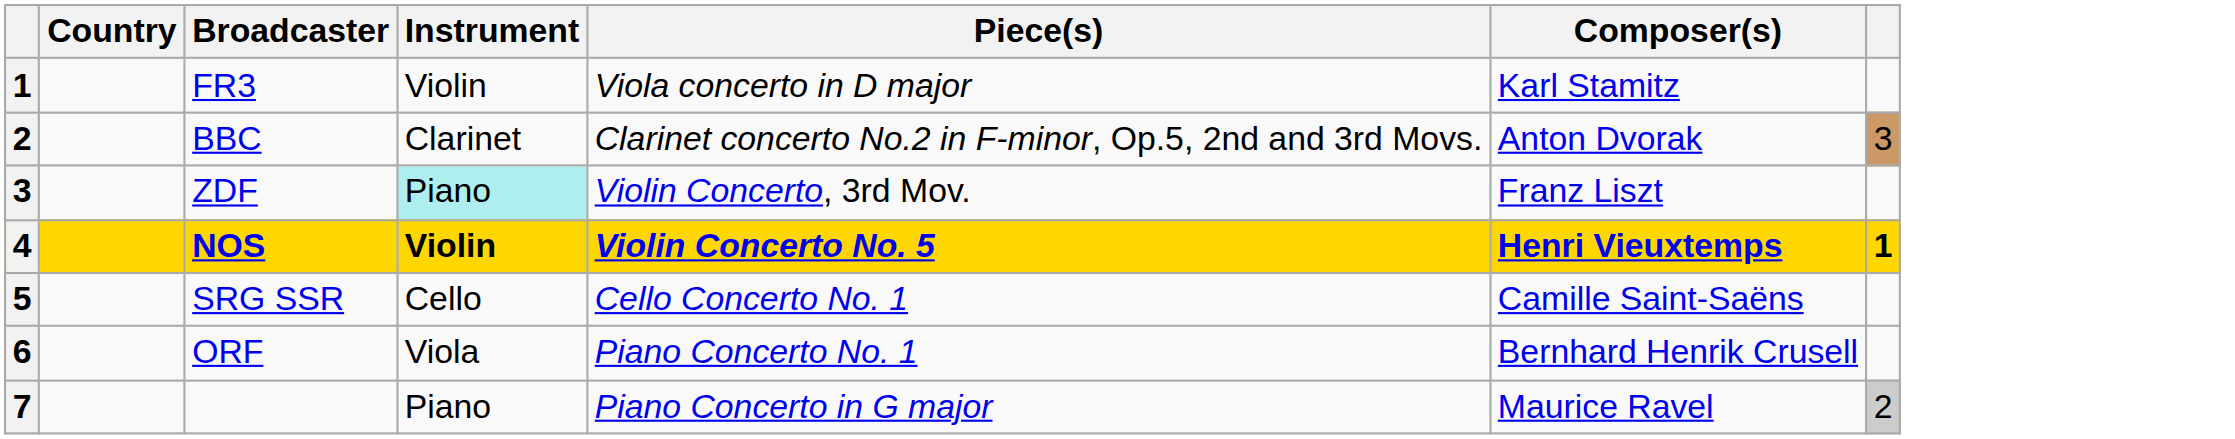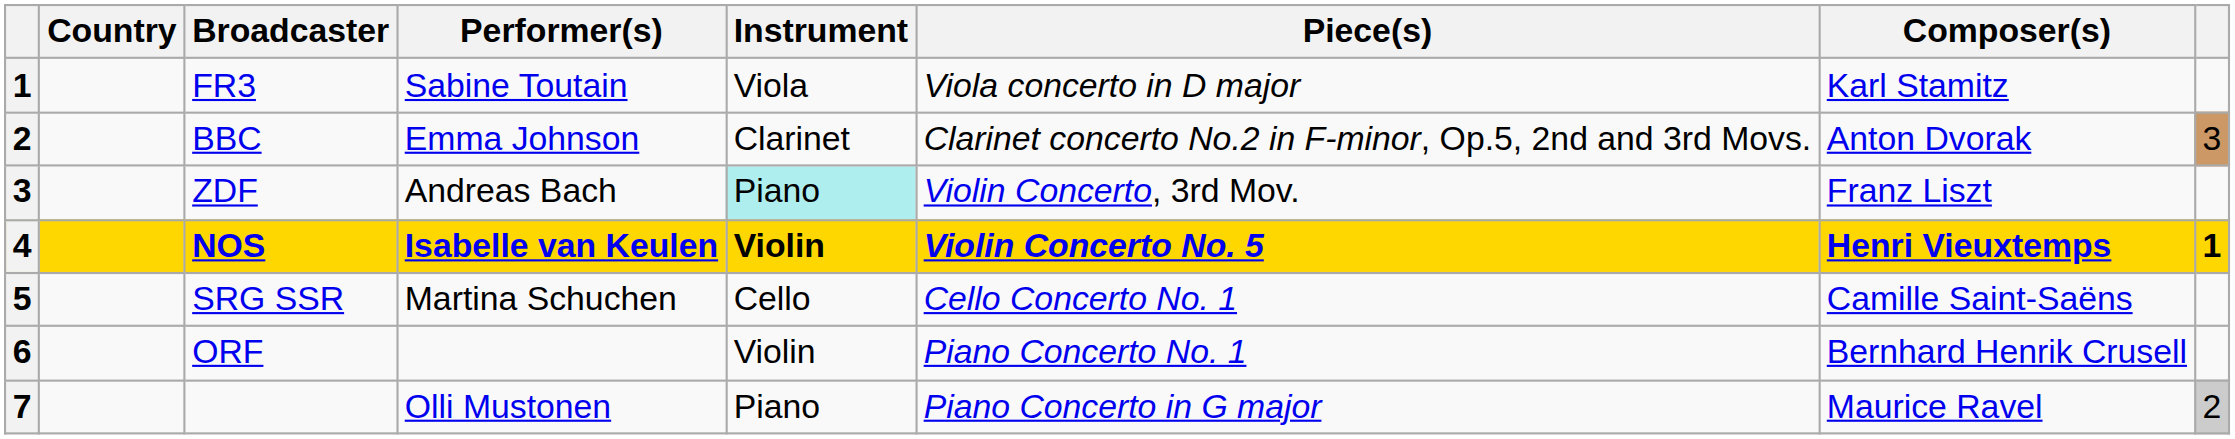+ column: (561, 31)
(446, 84) Violin -> (771, 84) Viola
(442, 352) Viola -> (775, 352) Violin
